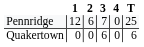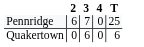- column: (75, 8)
